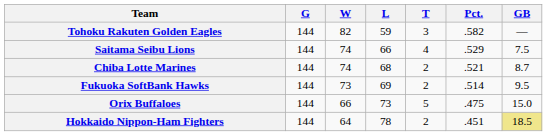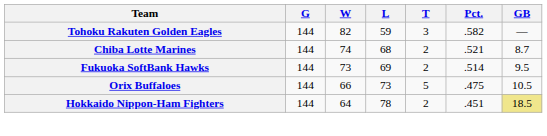- row: (145, 49)
(522, 103) 15.0 -> (522, 85) 10.5
